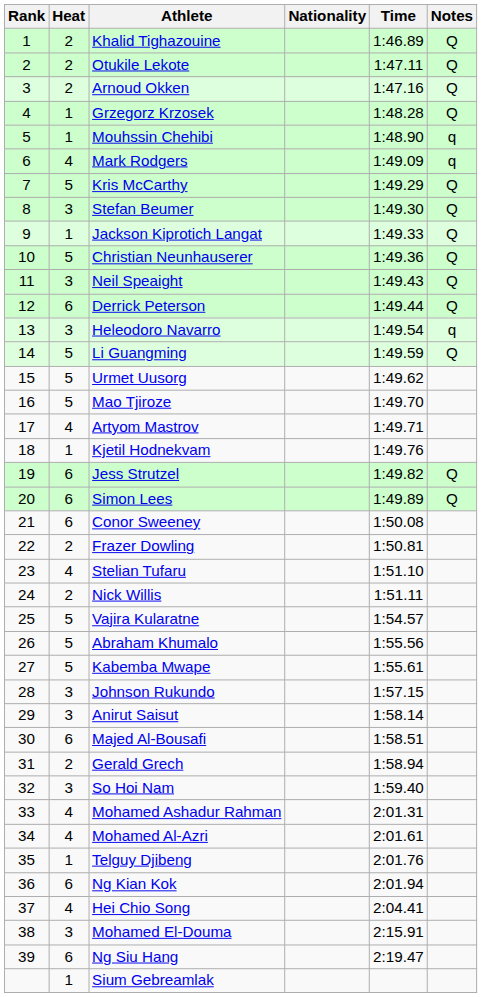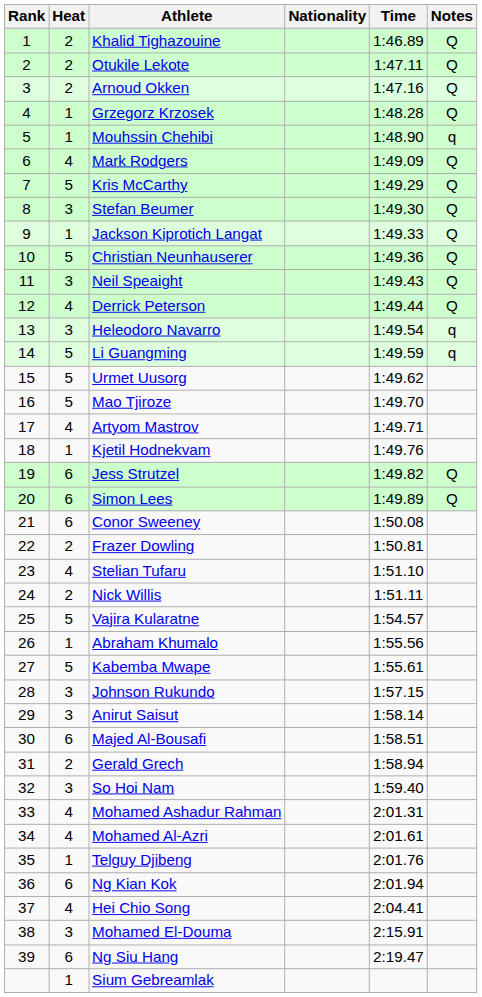(452, 161) q -> (452, 161) Q
(69, 305) 6 -> (69, 305) 4
(452, 354) Q -> (452, 354) q
(69, 643) 5 -> (69, 643) 1
